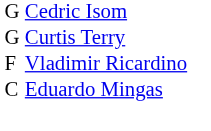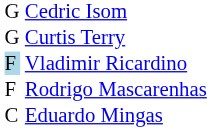(10, 63) no background -> (10, 63) lightblue background
+ row: (116, 89)
